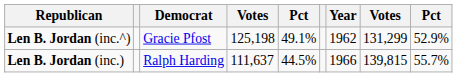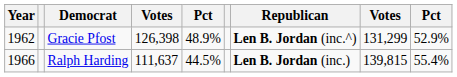columns swapped: (343, 15) <-> (69, 15)
(253, 38) 125,198 -> (157, 38) 126,398
(299, 38) 49.1% -> (203, 38) 48.9%
(431, 60) 55.7% -> (431, 60) 55.4%
